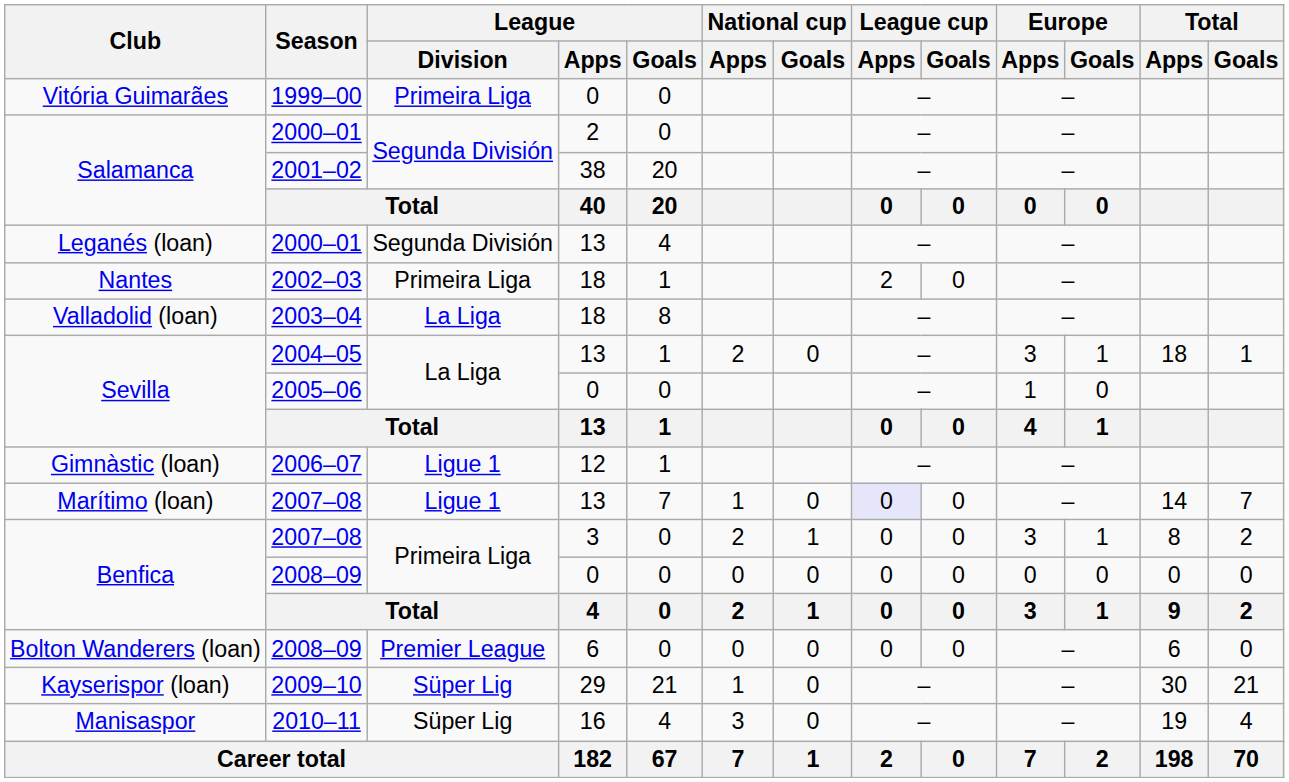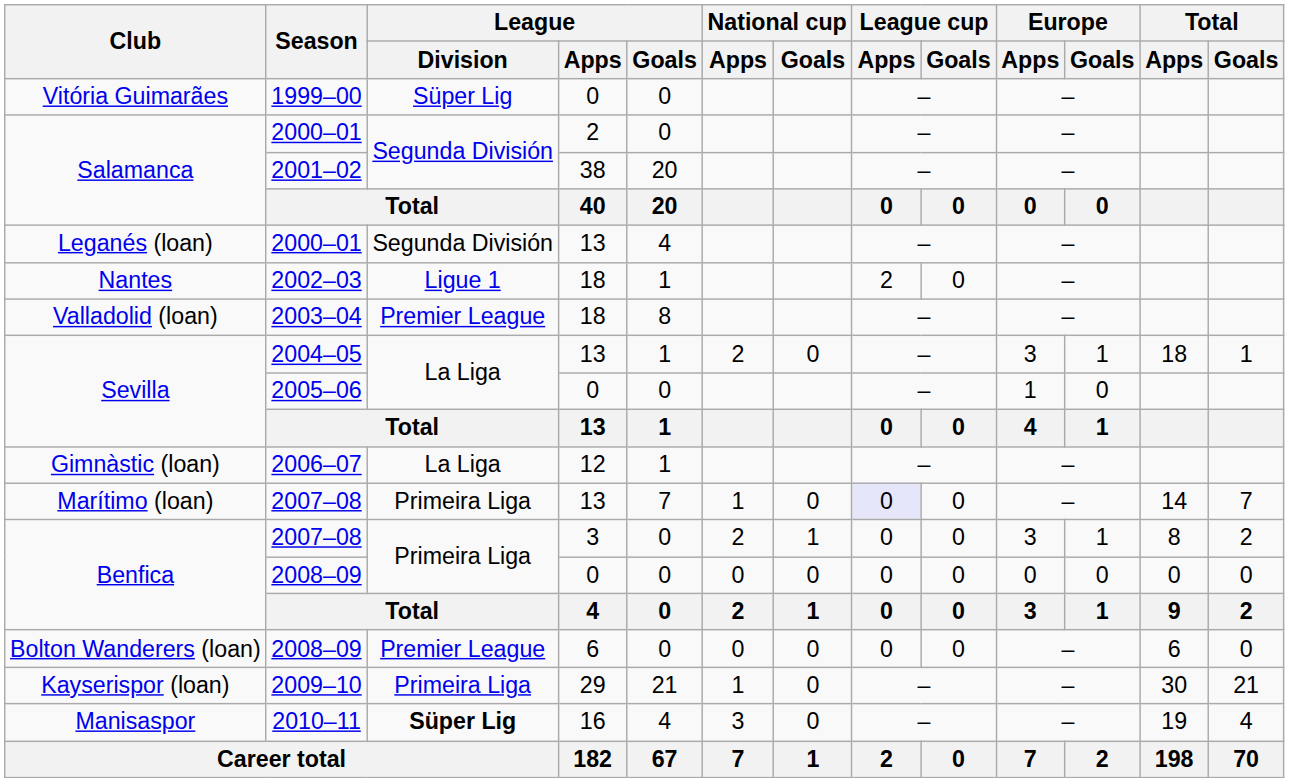(463, 96) Primeira Liga -> (463, 96) Süper Lig
(463, 280) Primeira Liga -> (463, 280) Ligue 1
(463, 317) La Liga -> (463, 317) Premier League
(463, 464) Ligue 1 -> (463, 464) La Liga
(463, 501) Ligue 1 -> (463, 501) Primeira Liga
(463, 685) Süper Lig -> (463, 685) Primeira Liga
(463, 721) normal -> (463, 721) bold
